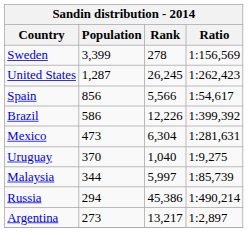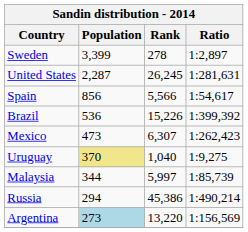(214, 55) 1:156,569 -> (208, 55) 1:2,897
(96, 75) 1,287 -> (96, 75) 2,287
(214, 75) 1:262,423 -> (214, 75) 1:281,631
(91, 116) 586 -> (91, 116) 536
(165, 116) 12,226 -> (165, 116) 15,226
(162, 136) 6,304 -> (162, 136) 6,307
(214, 136) 1:281,631 -> (214, 136) 1:262,423
(91, 156) no background -> (91, 156) khaki background
(91, 217) no background -> (91, 217) lightblue background
(165, 217) 13,217 -> (165, 217) 13,220
(208, 217) 1:2,897 -> (214, 217) 1:156,569
